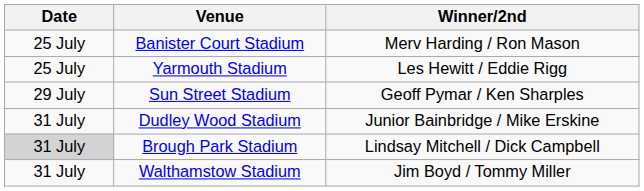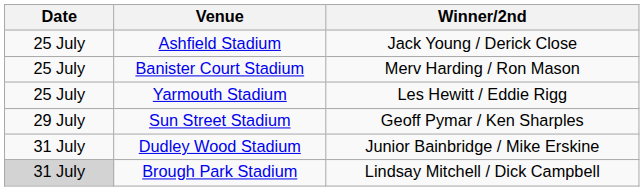+ row: (220, 43)
- row: (220, 172)
